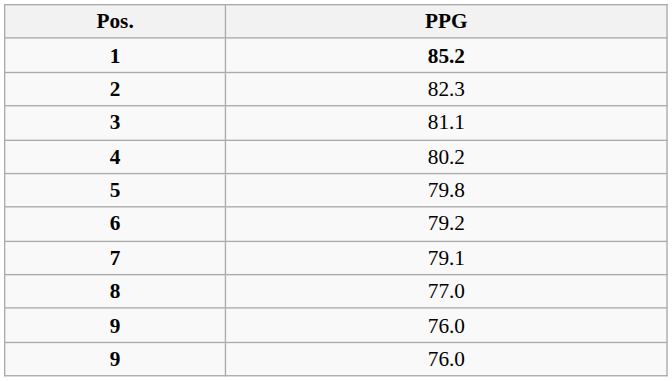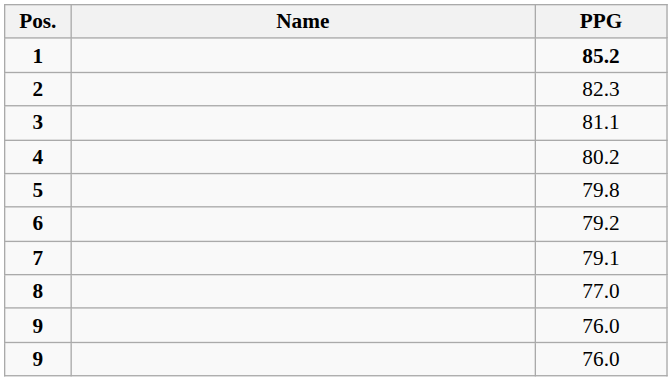+ column: (303, 21)
